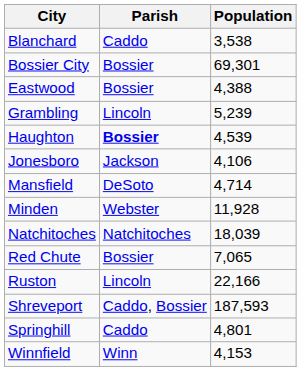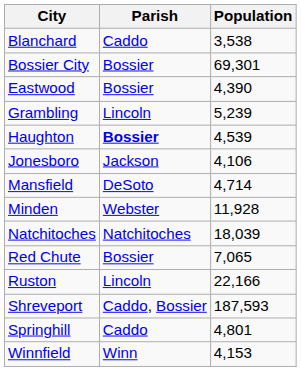(233, 88) 4,388 -> (233, 88) 4,390
